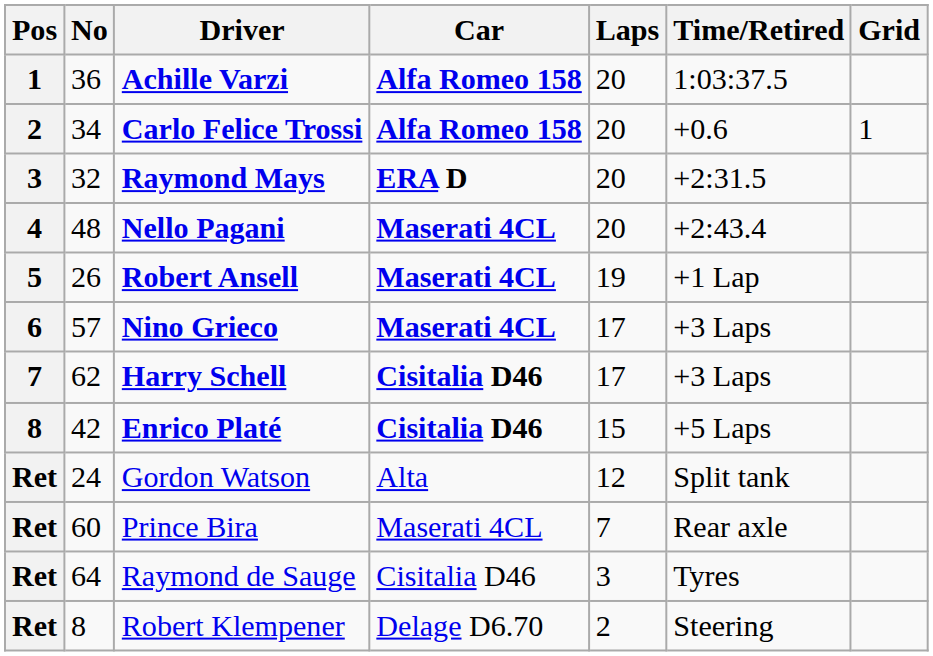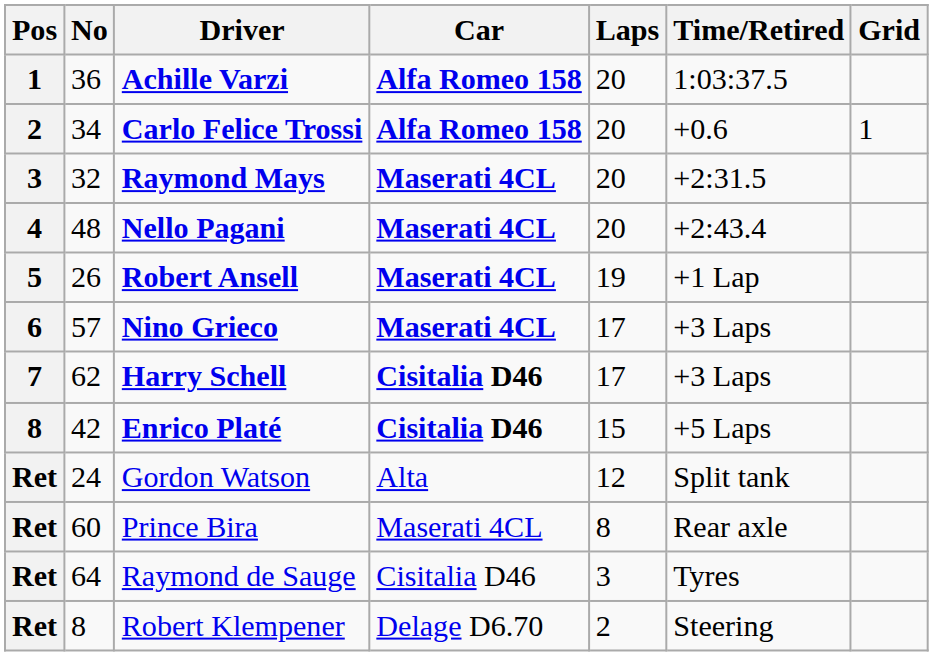(422, 178) ERA D -> (466, 178) Maserati 4CL
(603, 525) 7 -> (603, 525) 8
